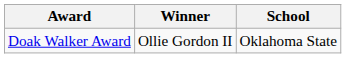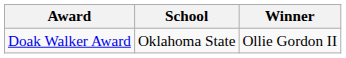columns swapped: (185, 16) <-> (288, 16)
